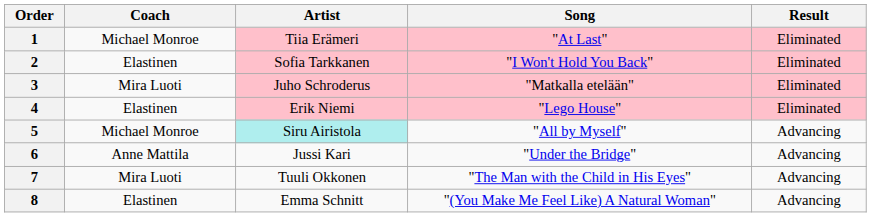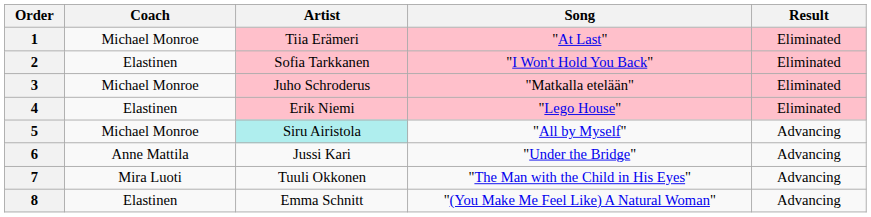(150, 85) Mira Luoti -> (150, 85) Michael Monroe
